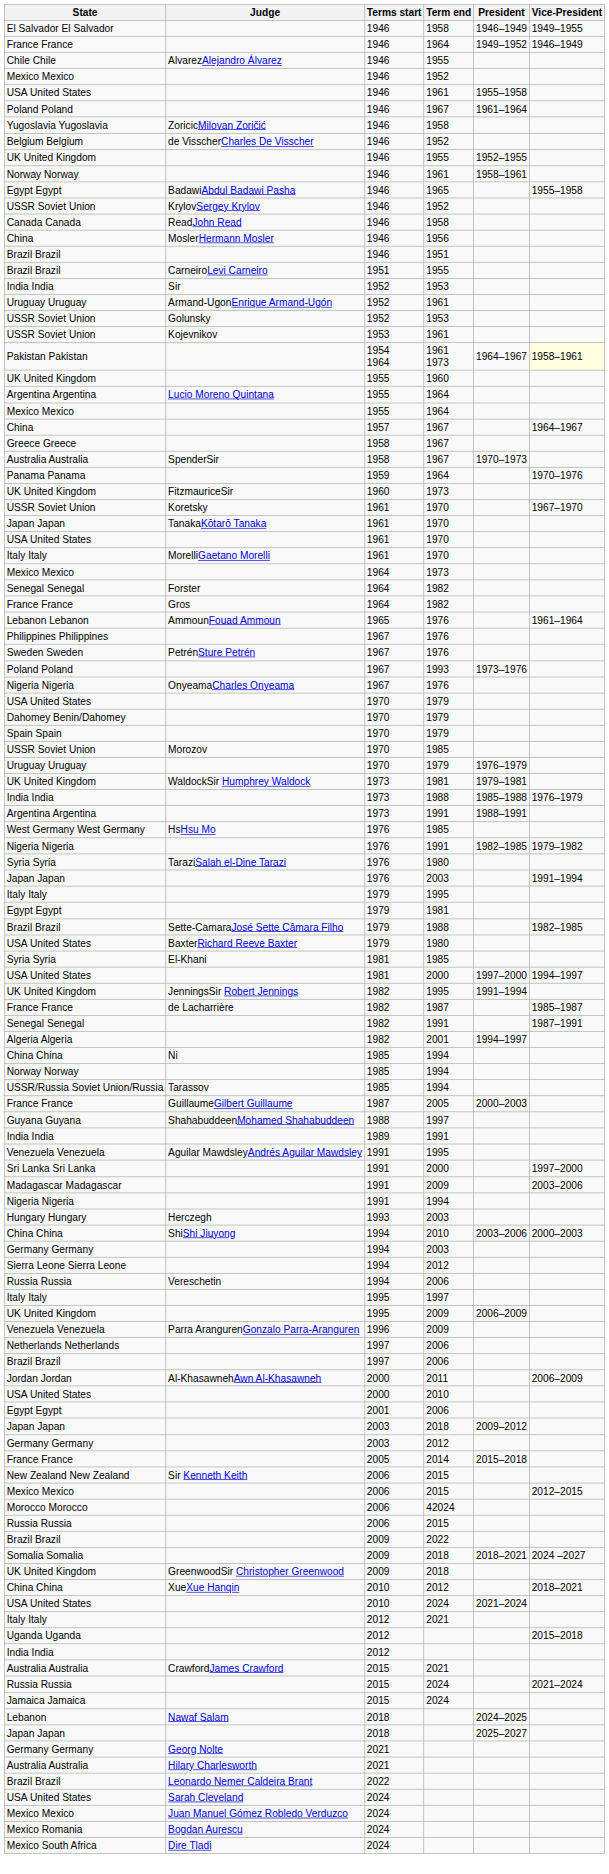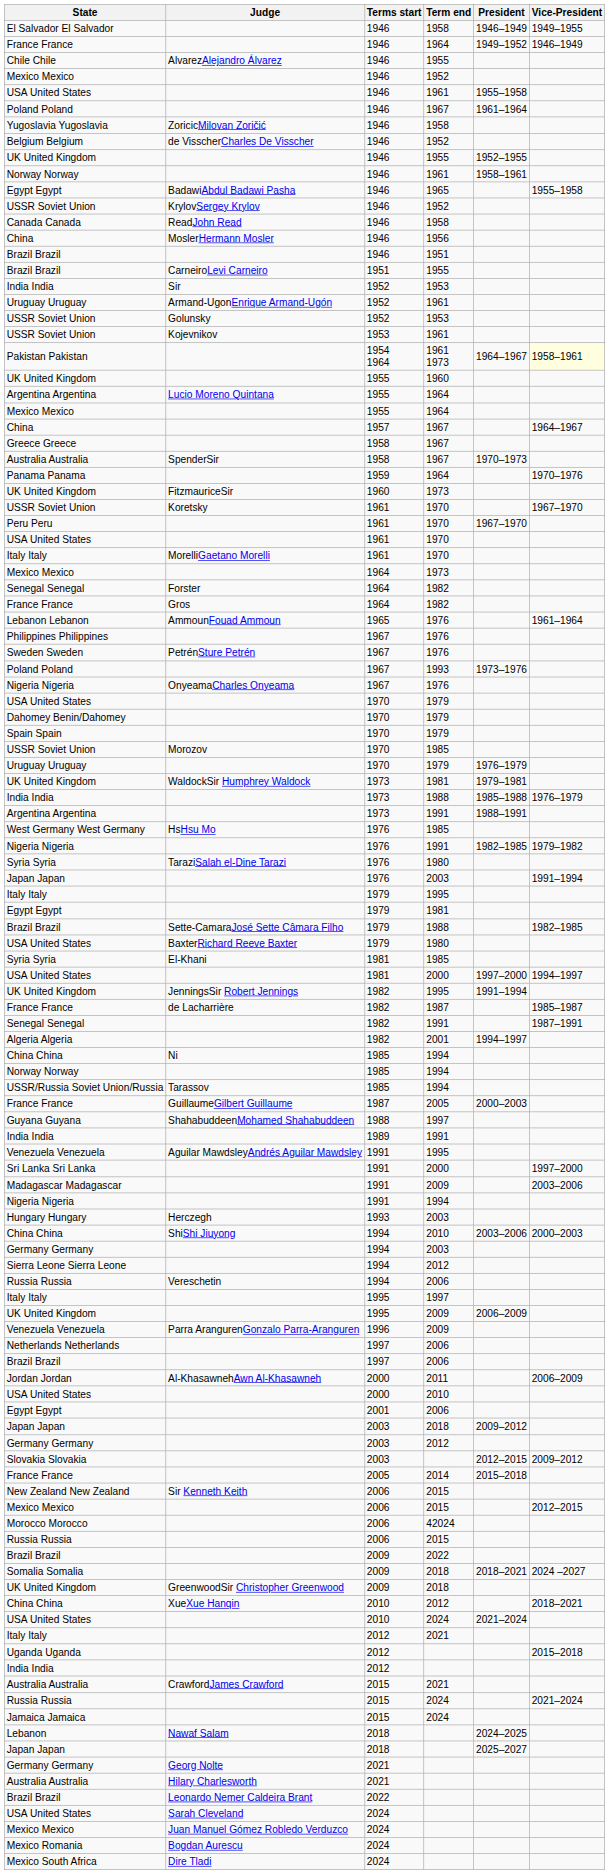- row: (36, 524)
+ row: (30, 524)
+ row: (47, 1459)
